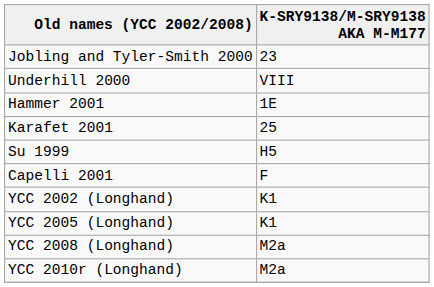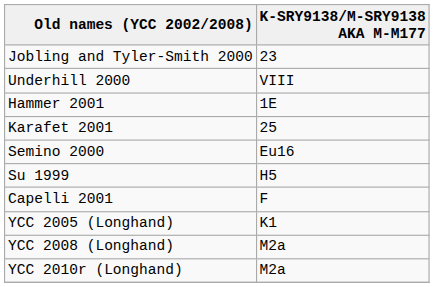+ row: (56, 152)
- row: (91, 199)
